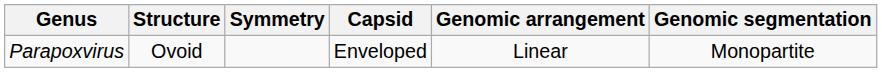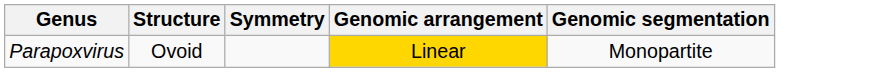- column: (380, 20)
(540, 51) no background -> (438, 51) gold background
